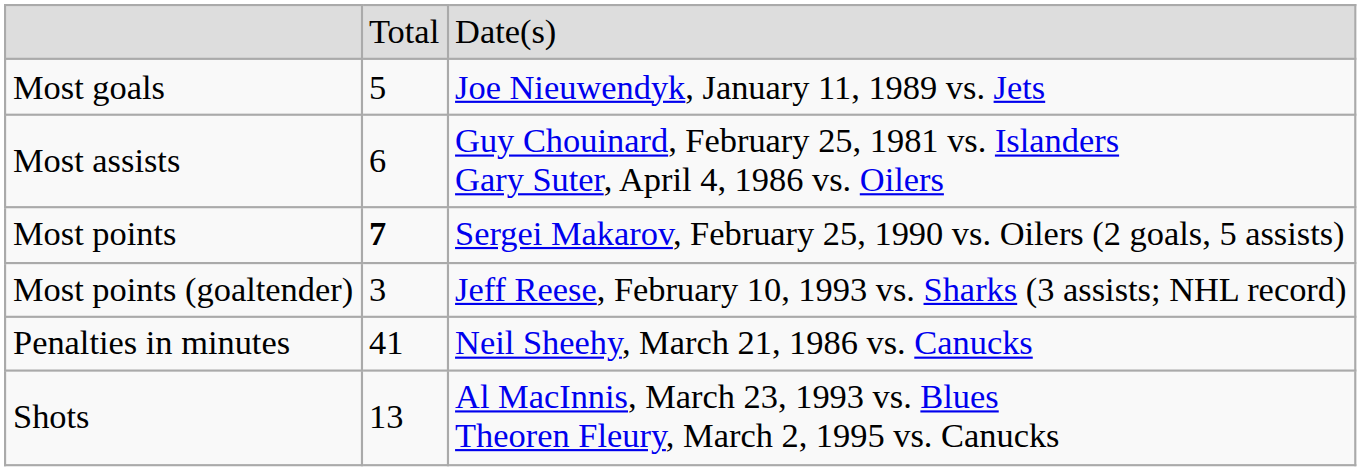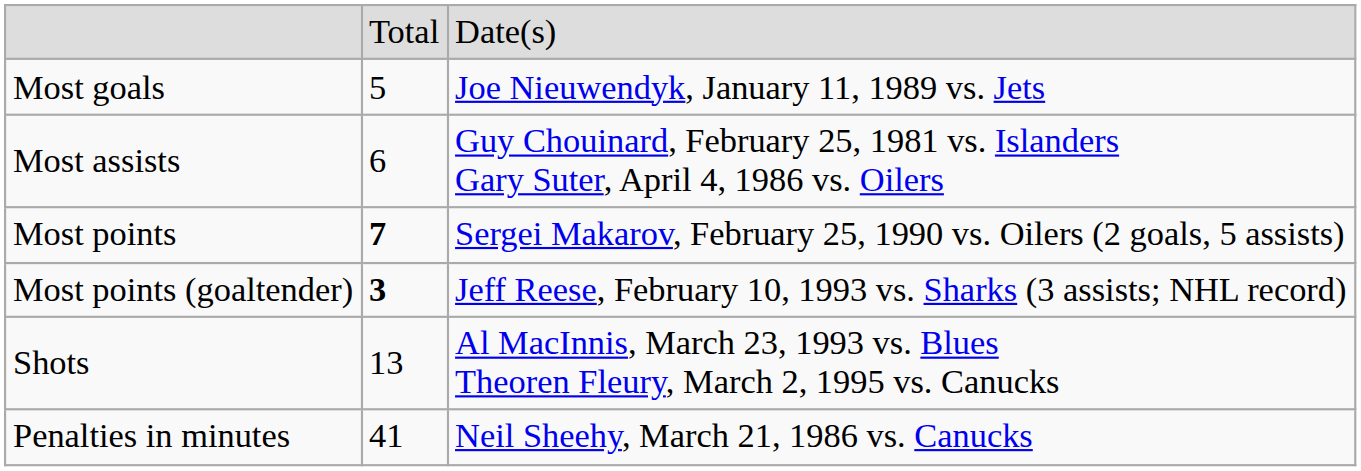(378, 288) normal -> (378, 288) bold
rows swapped: (152, 343) <-> (51, 417)
